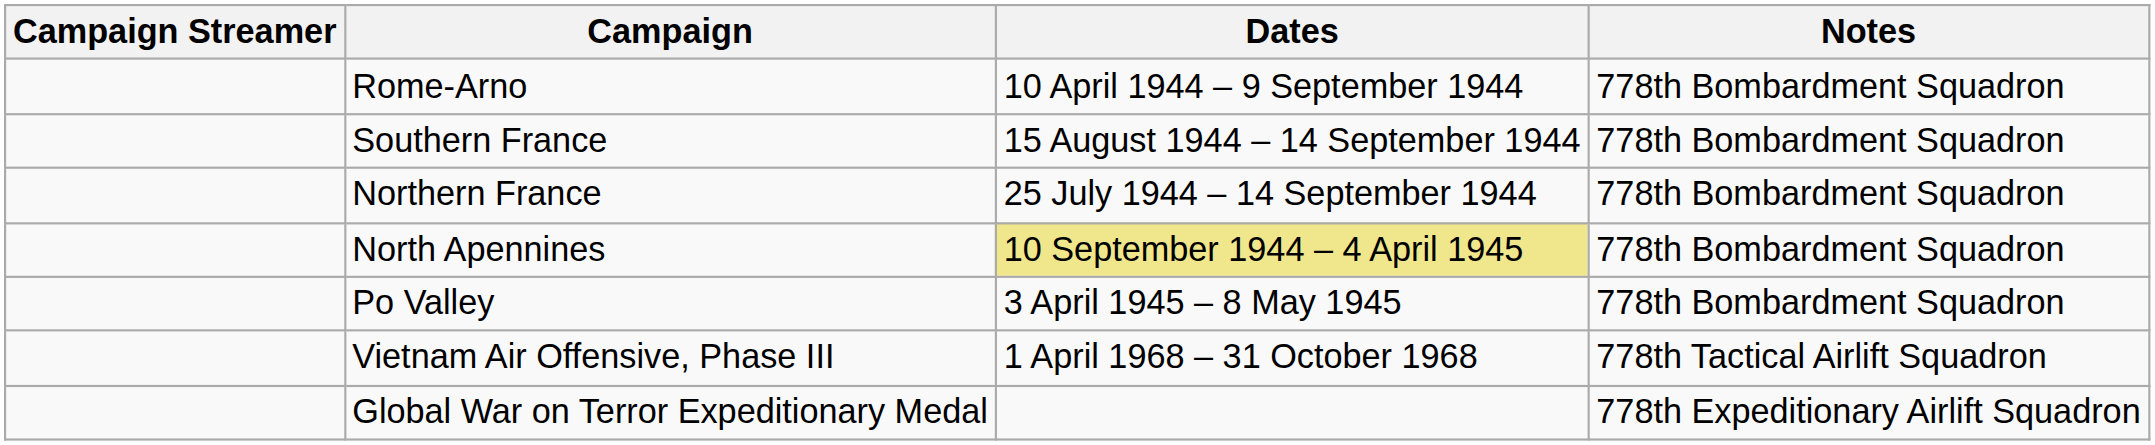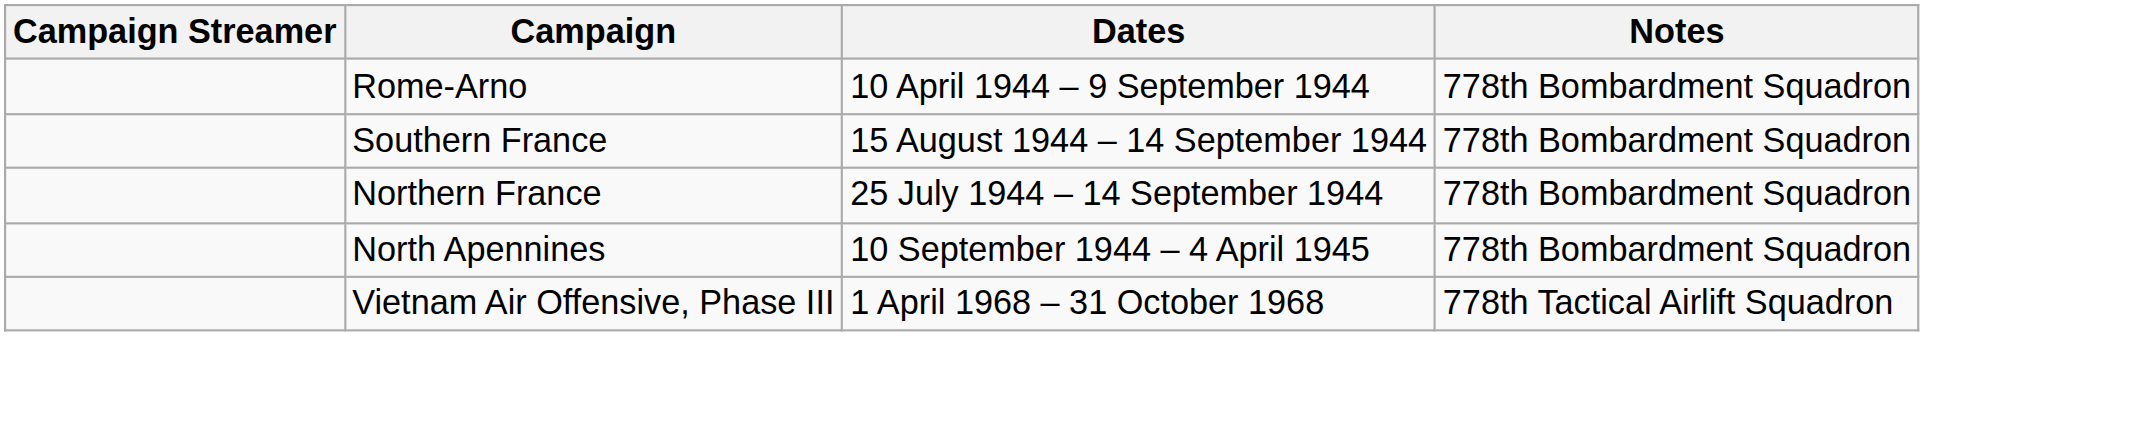(1264, 248) khaki background -> (1110, 248) no background
- row: (423, 303)
- row: (670, 411)
